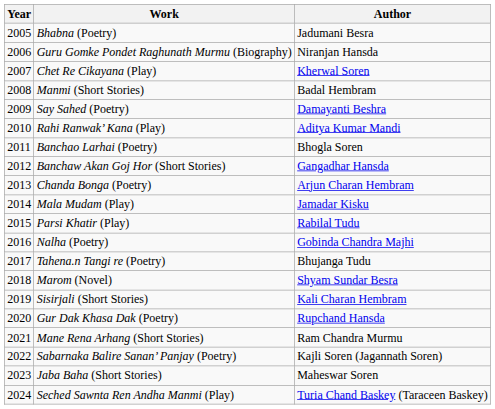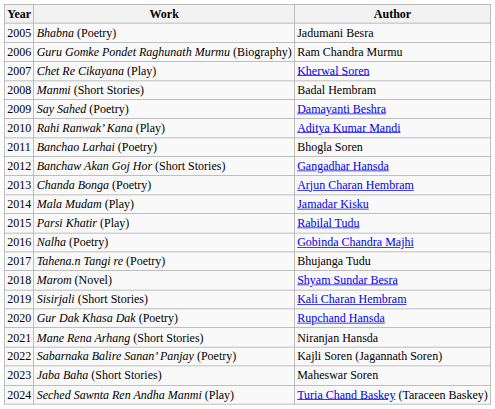(338, 52) Niranjan Hansda -> (350, 52) Ram Chandra Murmu
(350, 337) Ram Chandra Murmu -> (338, 337) Niranjan Hansda
